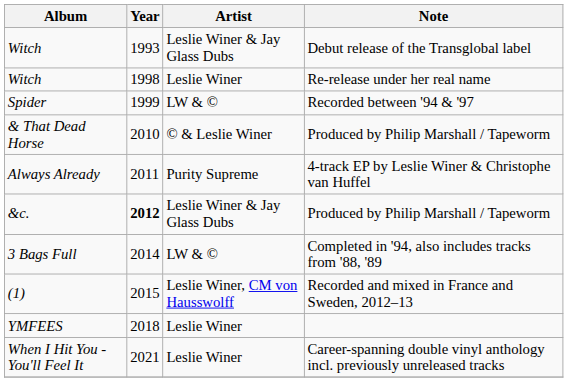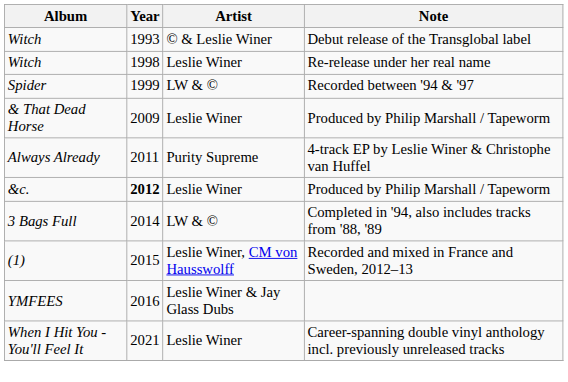(223, 47) Leslie Winer & Jay Glass Dubs -> (219, 39) © & Leslie Winer
(145, 134) 2010 -> (145, 117) 2009
(219, 134) © & Leslie Winer -> (204, 117) Leslie Winer
(223, 214) Leslie Winer & Jay Glass Dubs -> (204, 189) Leslie Winer
(145, 325) 2018 -> (145, 300) 2016
(204, 325) Leslie Winer -> (223, 300) Leslie Winer & Jay Glass Dubs
